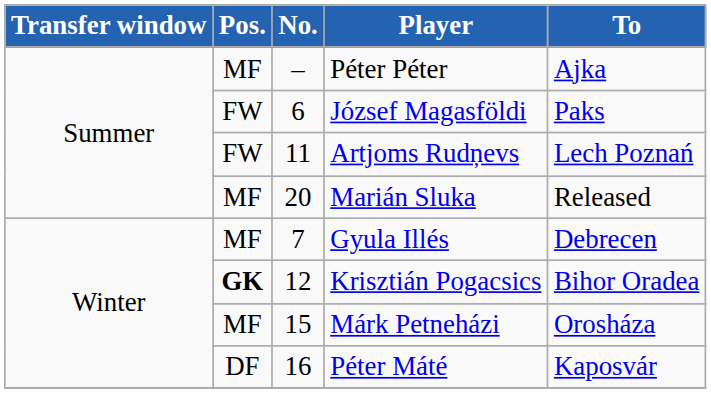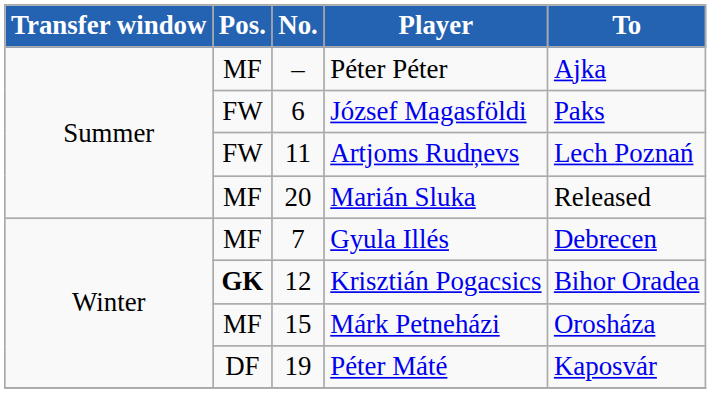(298, 366) 16 -> (298, 366) 19
